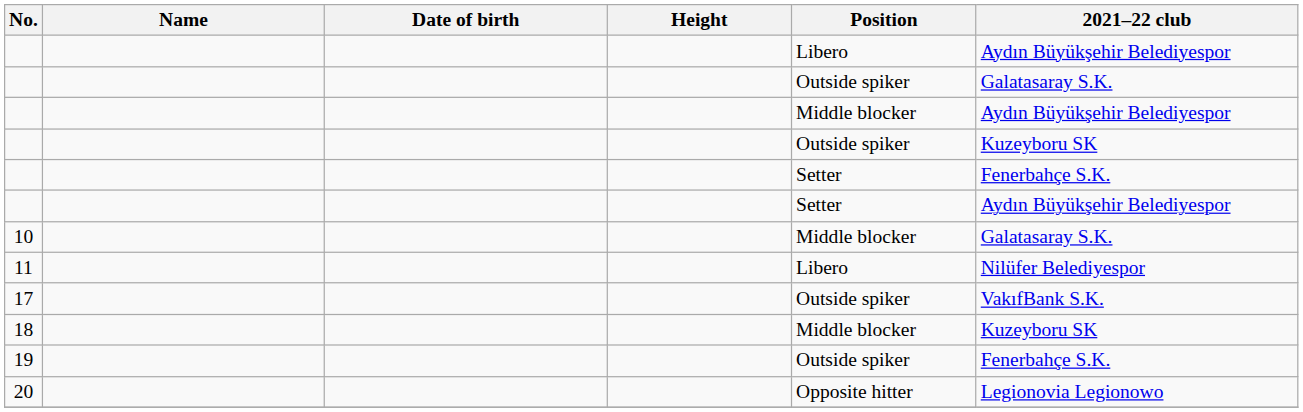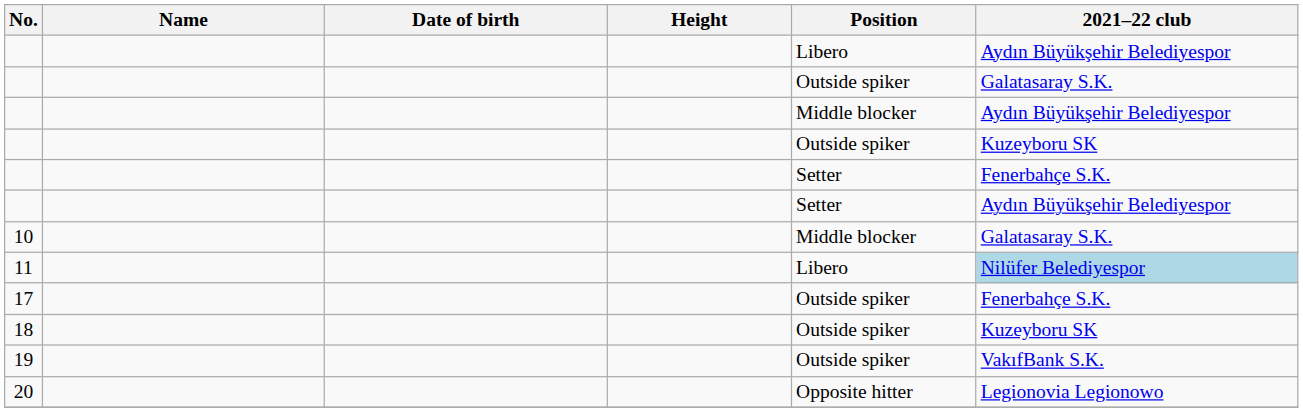(1063, 267) no background -> (1063, 267) lightblue background
(1042, 298) VakıfBank S.K. -> (1046, 298) Fenerbahçe S.K.
(856, 329) Middle blocker -> (853, 329) Outside spiker
(1046, 360) Fenerbahçe S.K. -> (1042, 360) VakıfBank S.K.
